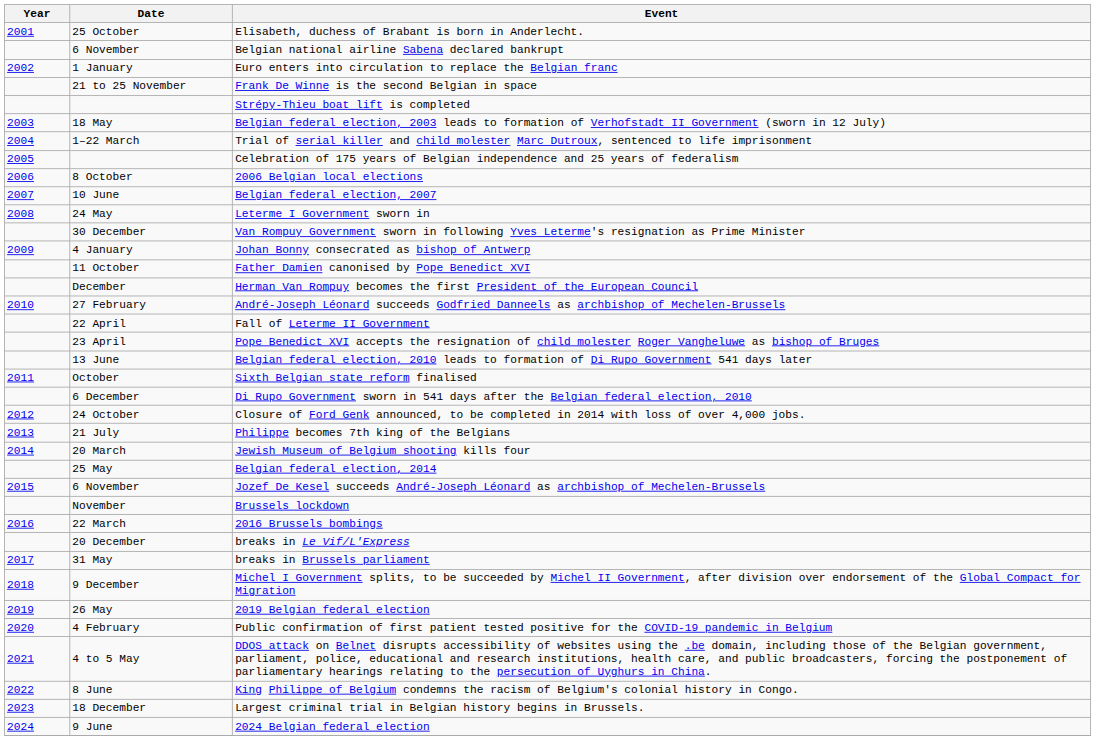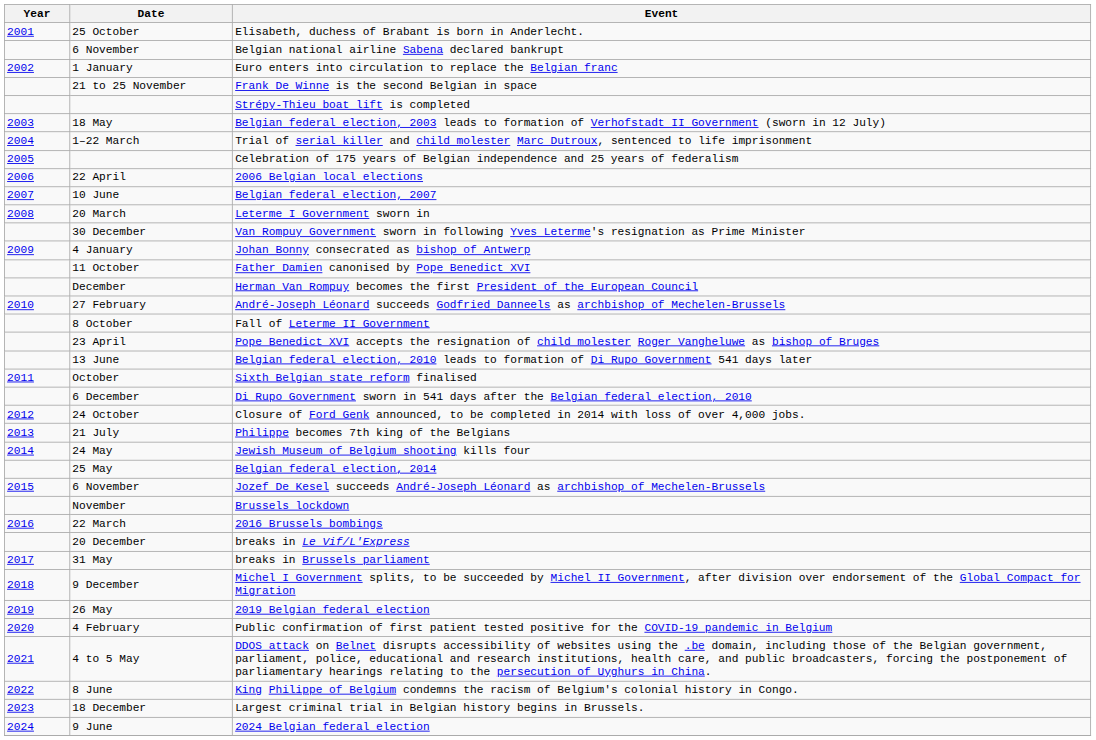(102, 178) 8 October -> (99, 178) 22 April
(92, 214) 24 May -> (99, 214) 20 March
(99, 323) 22 April -> (102, 323) 8 October
(99, 451) 20 March -> (92, 451) 24 May
